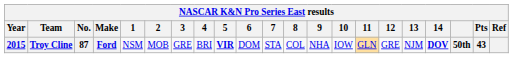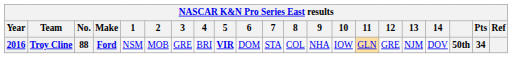(16, 45) 2015 -> (16, 45) 2016
(84, 45) 87 -> (84, 45) 88
(438, 45) bold -> (438, 45) normal
(481, 45) 43 -> (481, 45) 34
